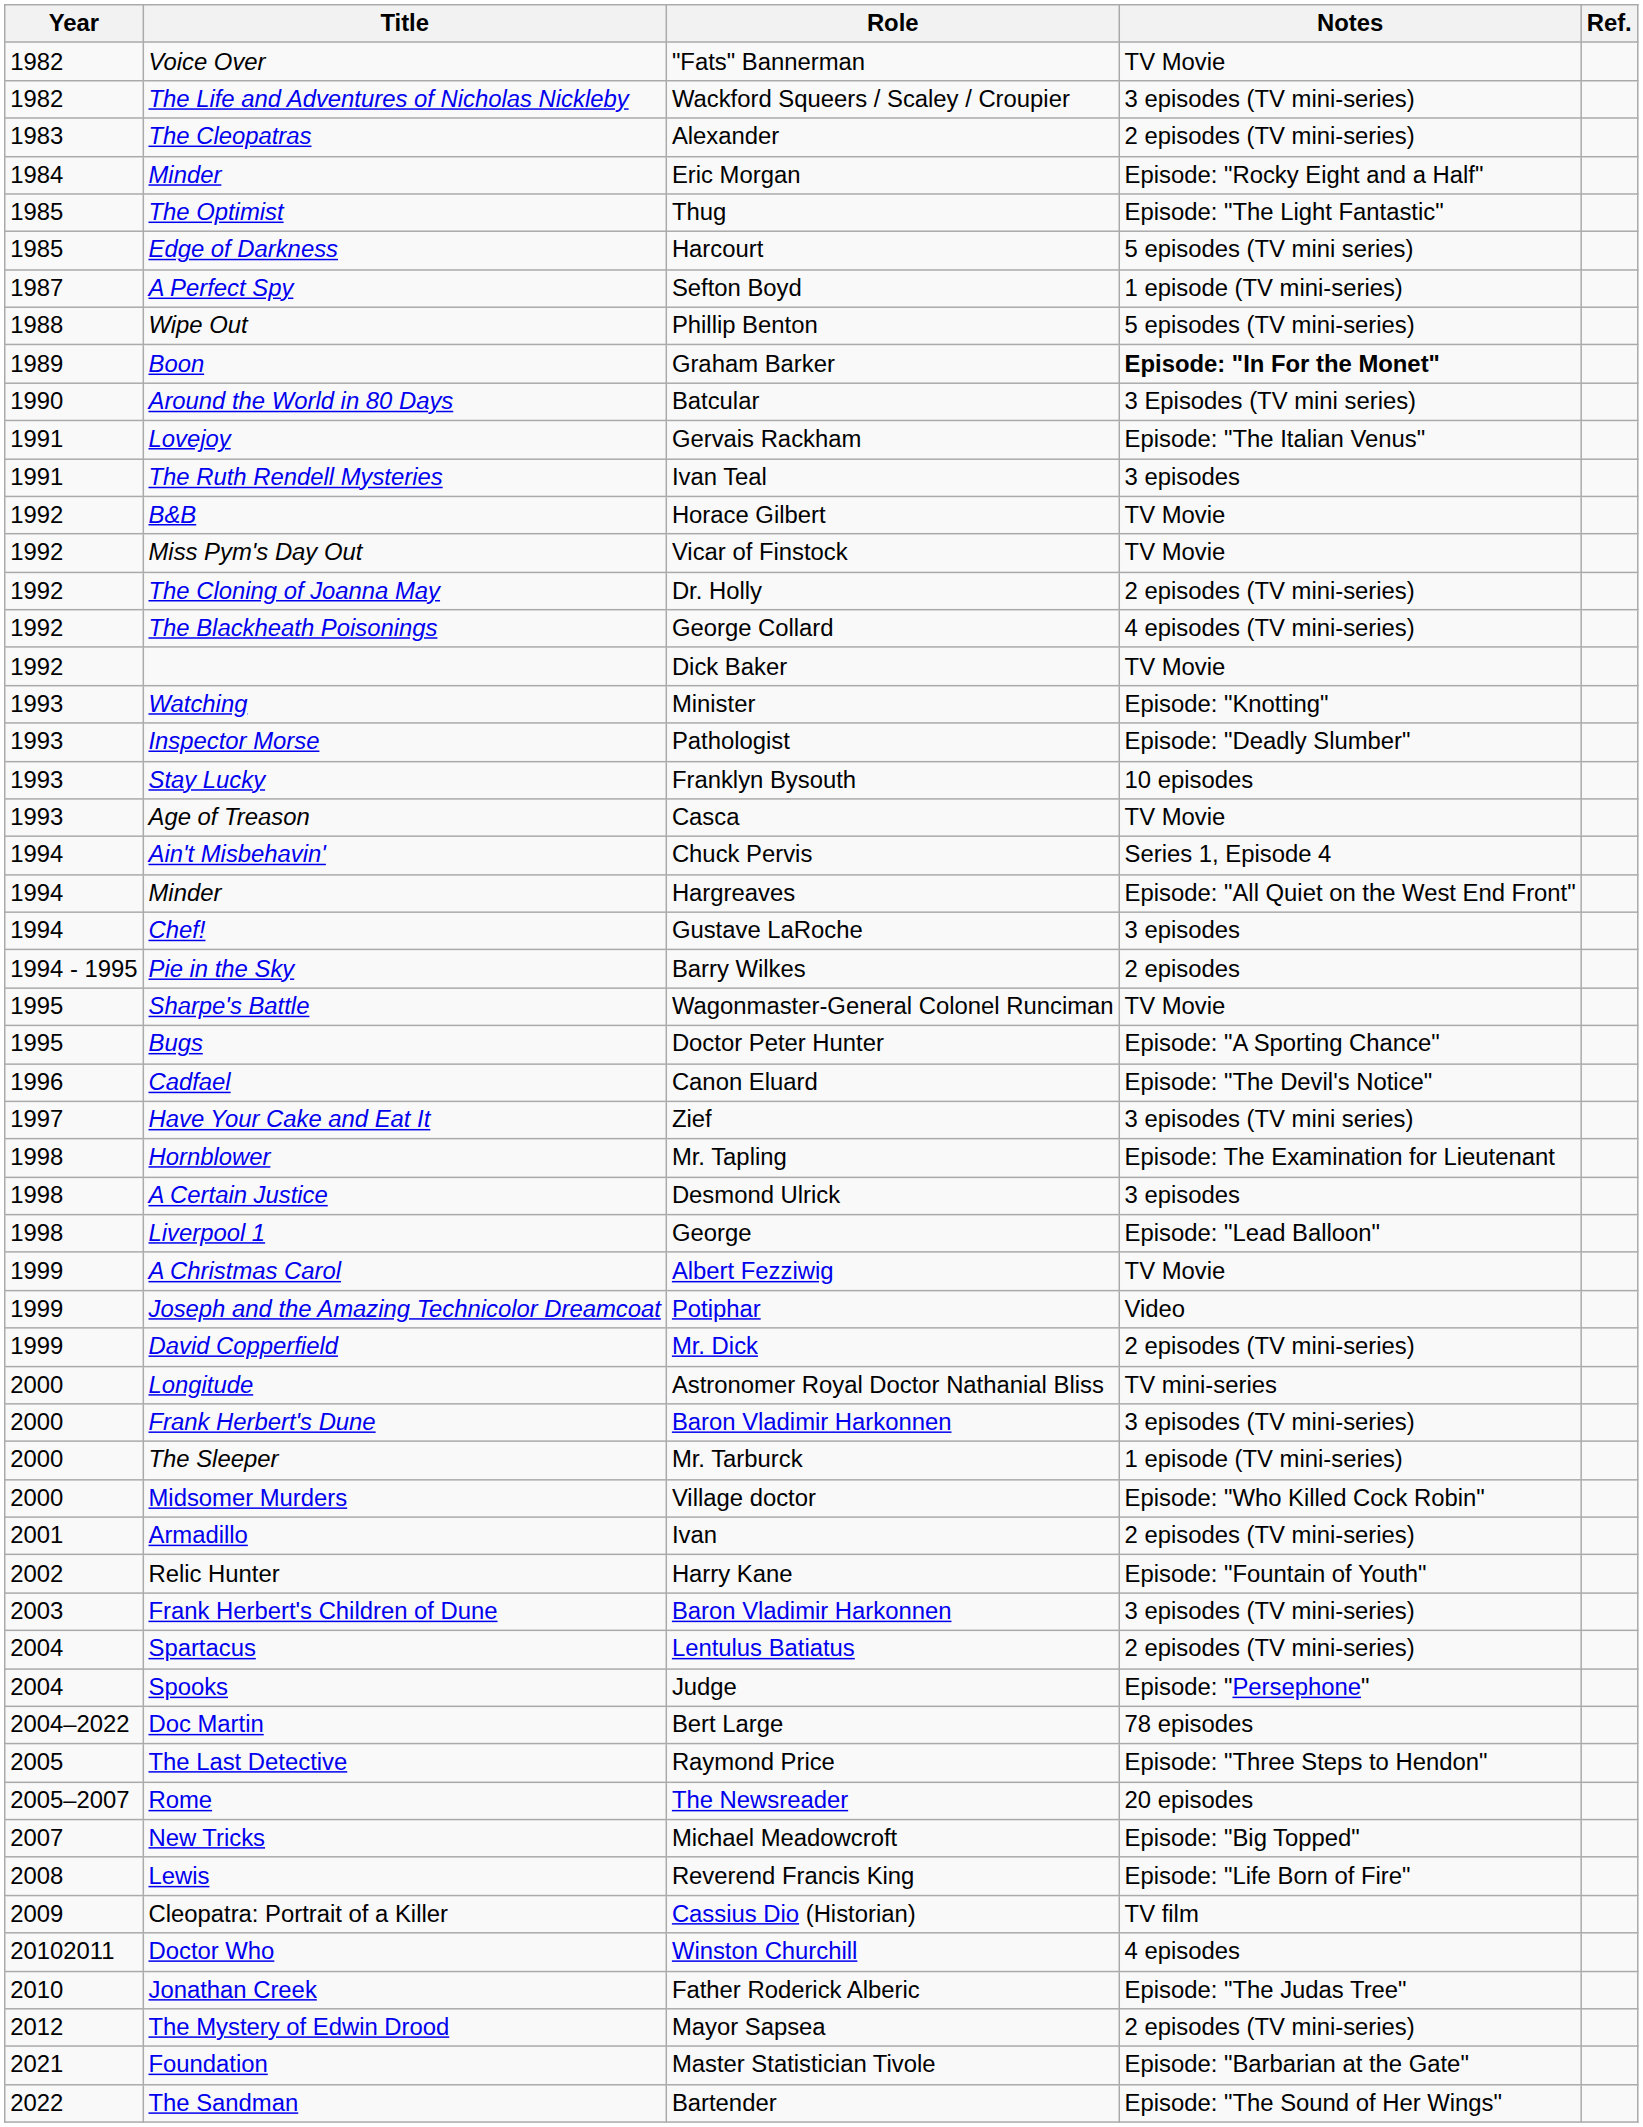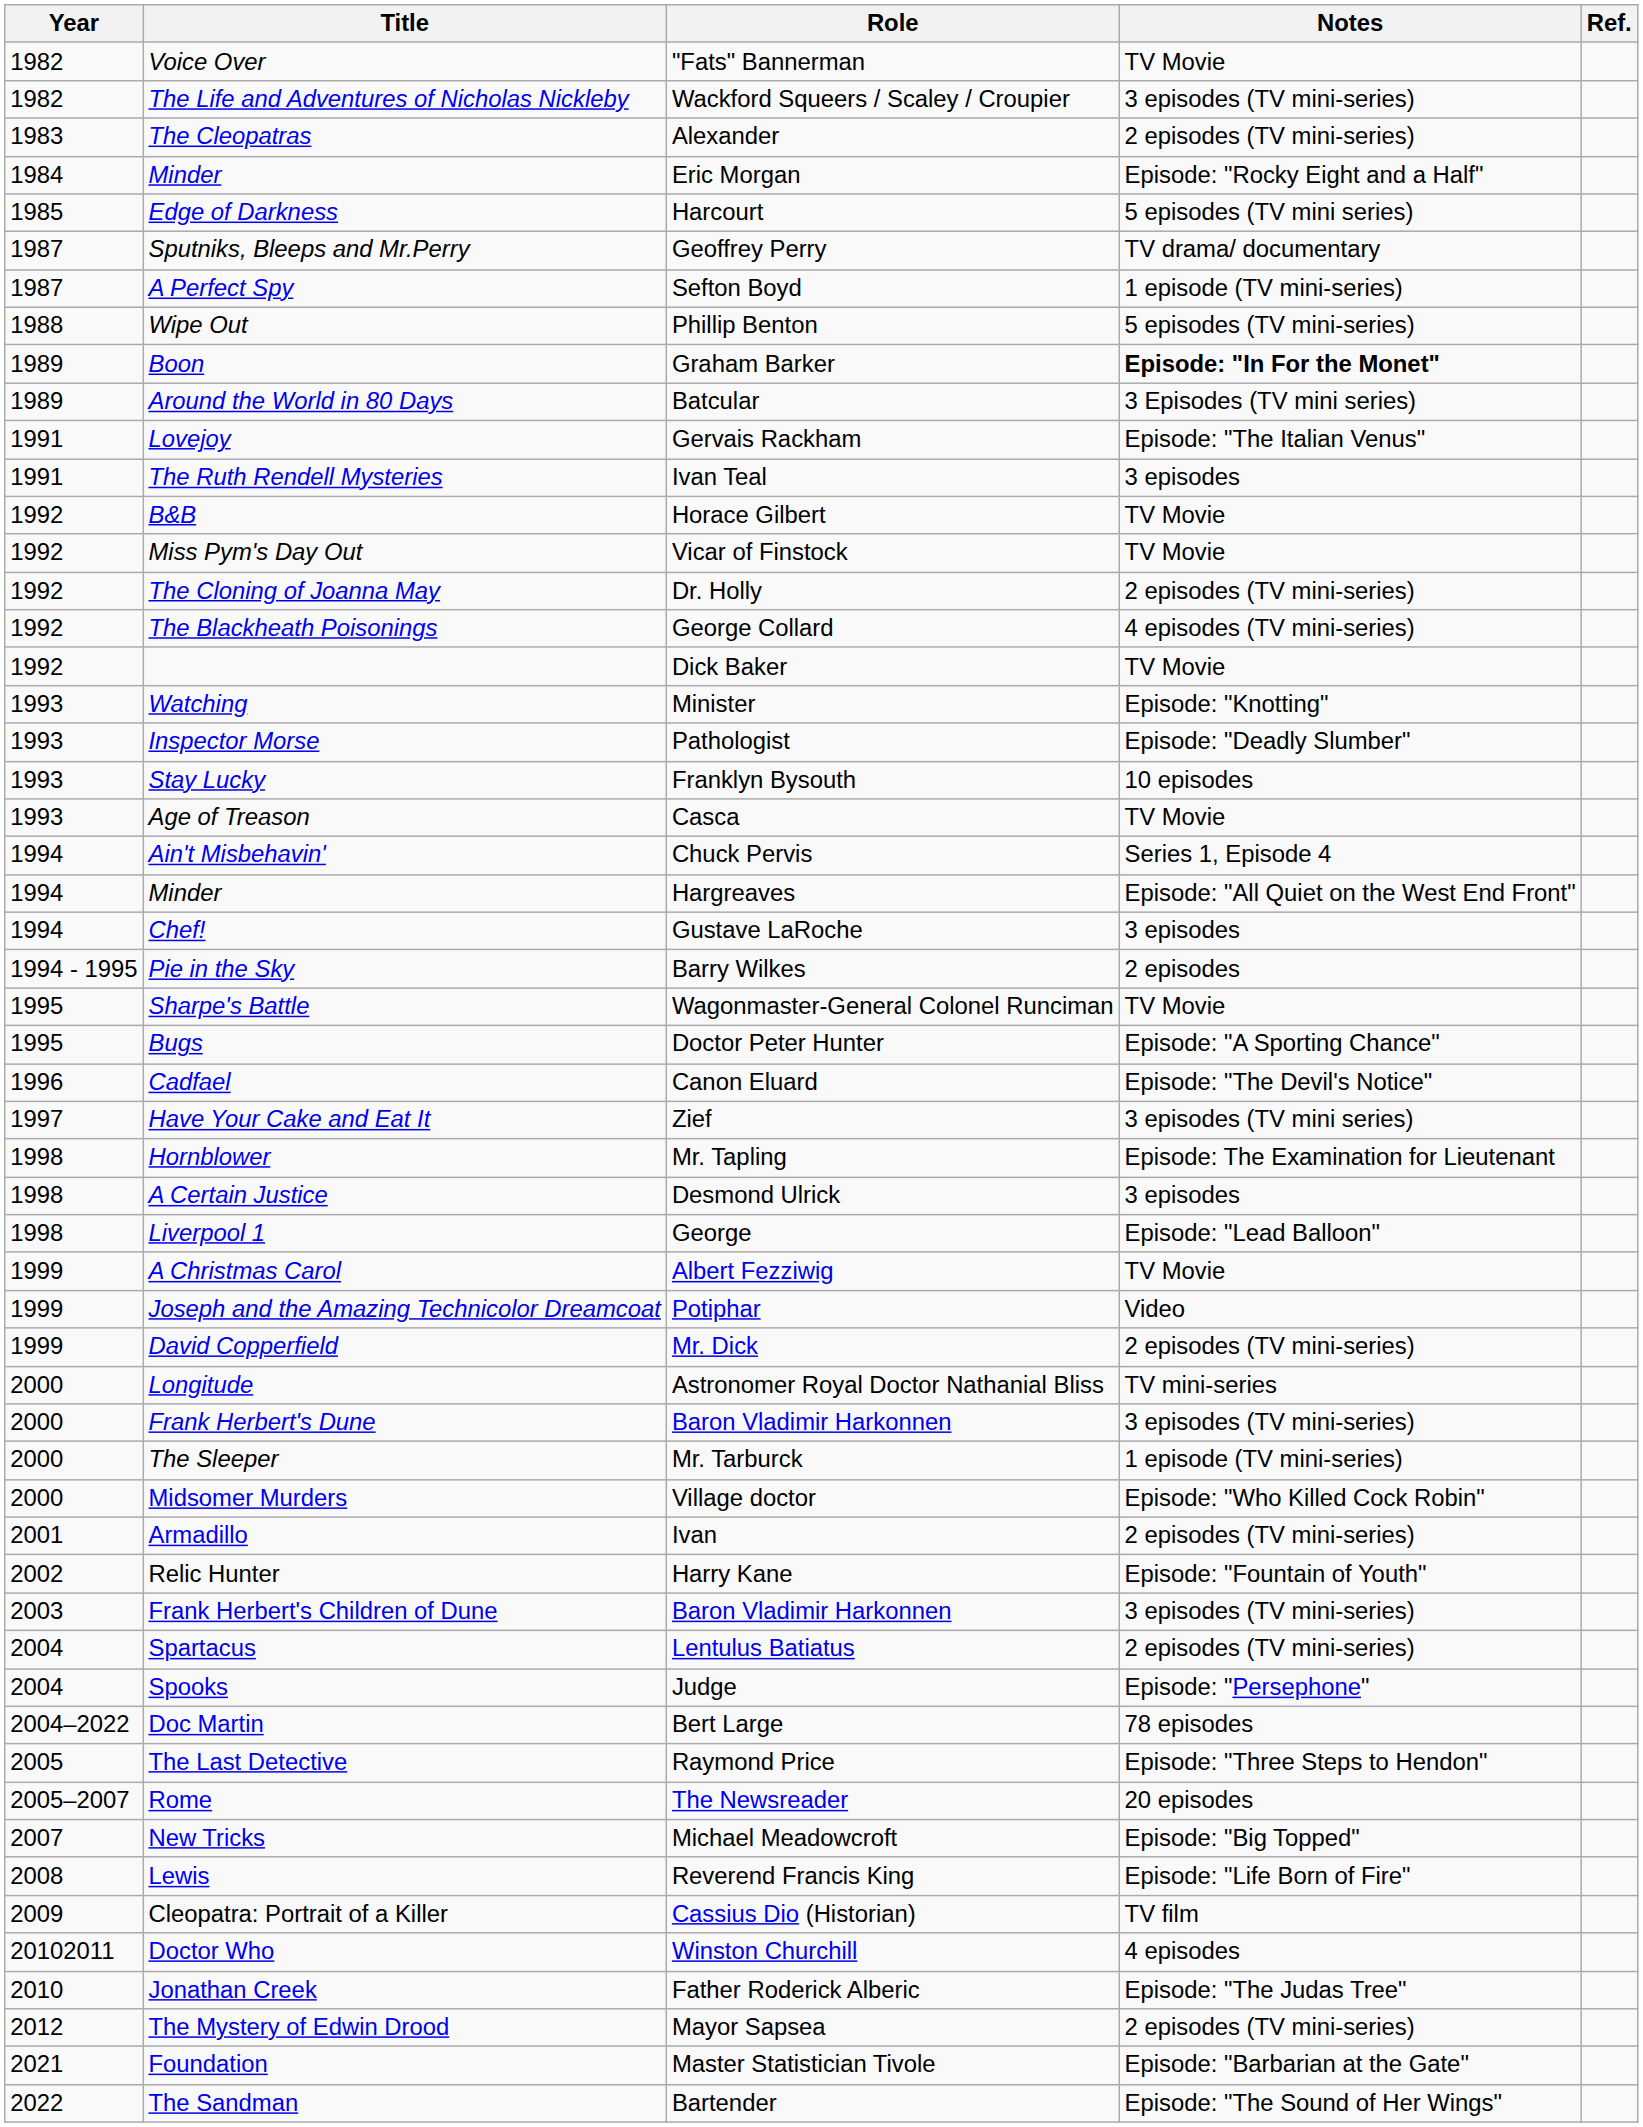- row: (216, 212)
+ row: (309, 250)
(37, 401) 1990 -> (37, 401) 1989
